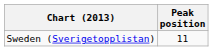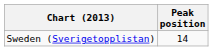(183, 39) 11 -> (183, 39) 14
